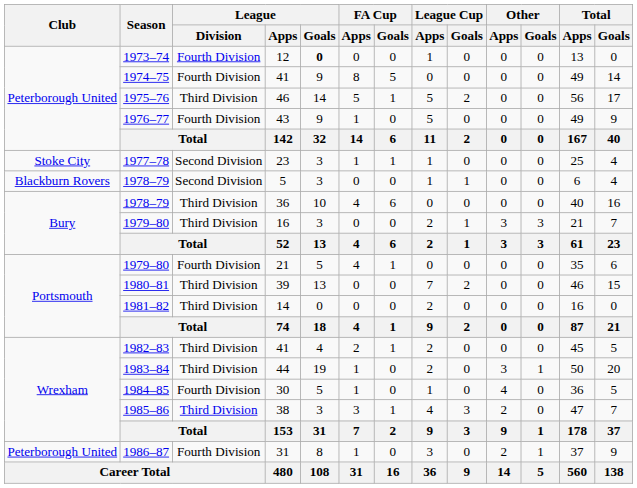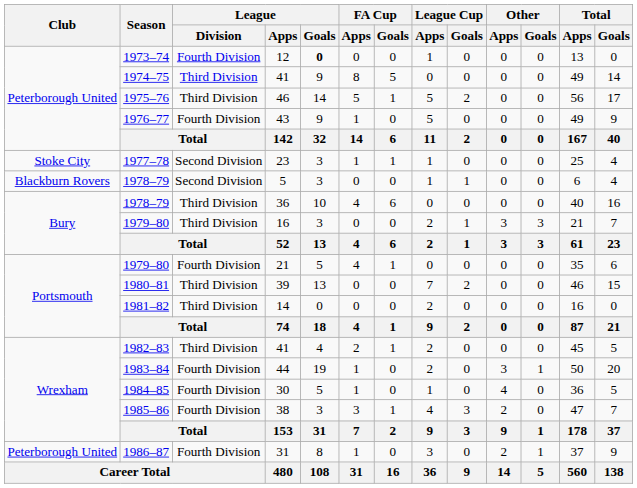(219, 77) Fourth Division -> (219, 77) Third Division
(219, 368) Third Division -> (219, 368) Fourth Division
(219, 410) Third Division -> (219, 410) Fourth Division
